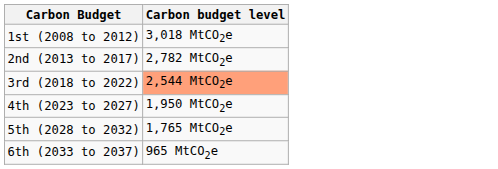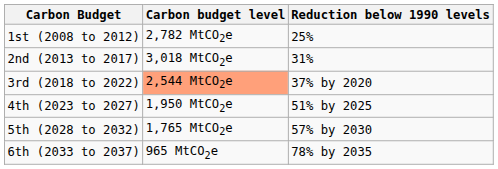+ column: (391, 14)
(189, 36) 3,018 MtCO2e -> (189, 36) 2,782 MtCO2e
(189, 59) 2,782 MtCO2e -> (189, 59) 3,018 MtCO2e
